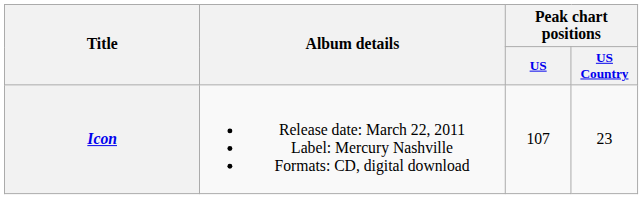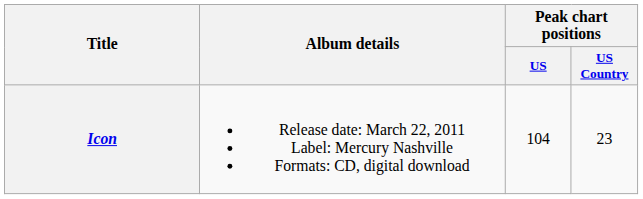(538, 139) 107 -> (538, 139) 104
